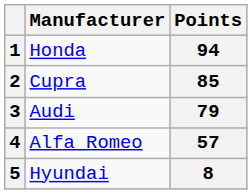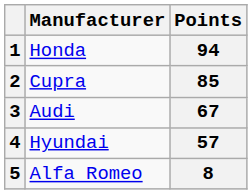(208, 112) 79 -> (208, 112) 67
(86, 143) Alfa Romeo -> (69, 143) Hyundai
(69, 174) Hyundai -> (86, 174) Alfa Romeo
